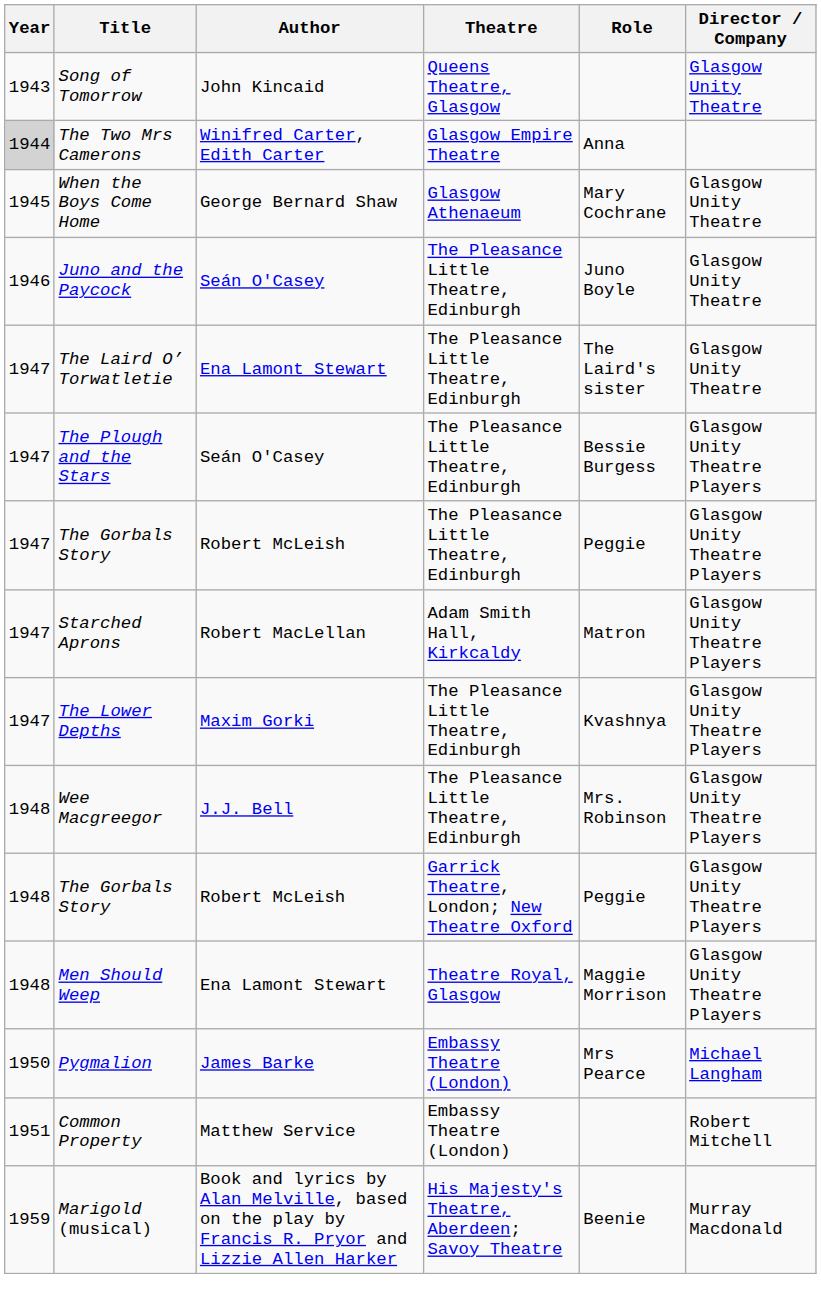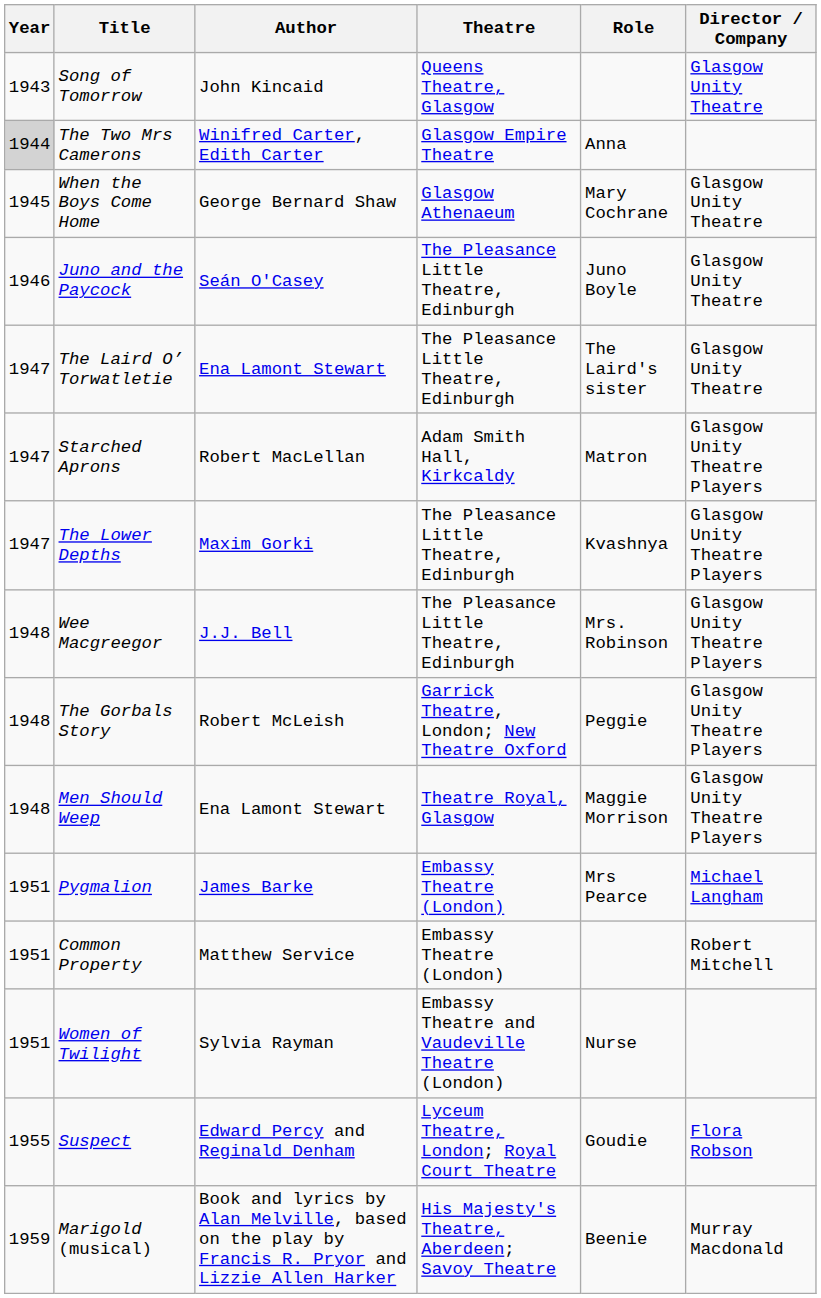- row: (110, 457)
- row: (116, 545)
(30, 1063) 1950 -> (30, 887) 1951
+ row: (100, 1043)
+ row: (95, 1141)
